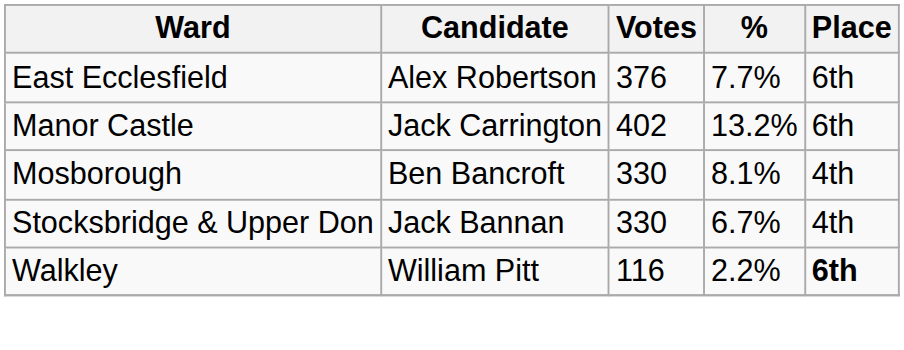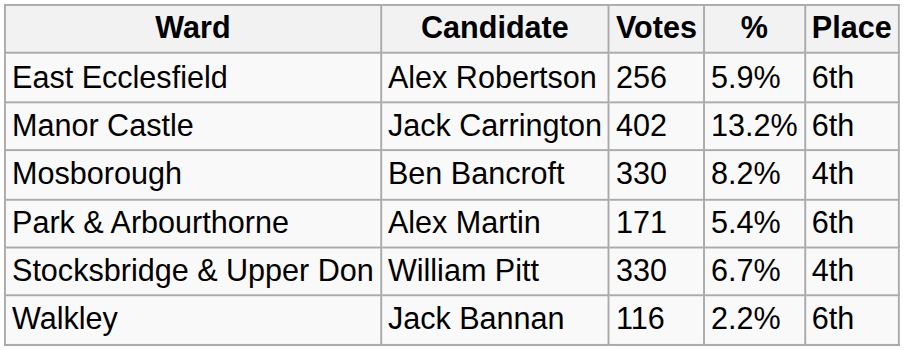(642, 77) 376 -> (642, 77) 256
(746, 77) 7.7% -> (746, 77) 5.9%
(746, 174) 8.1% -> (746, 174) 8.2%
+ row: (150, 222)
(476, 222) Jack Bannan -> (463, 271) William Pitt
(463, 271) William Pitt -> (476, 319) Jack Bannan
(835, 271) bold -> (833, 319) normal
